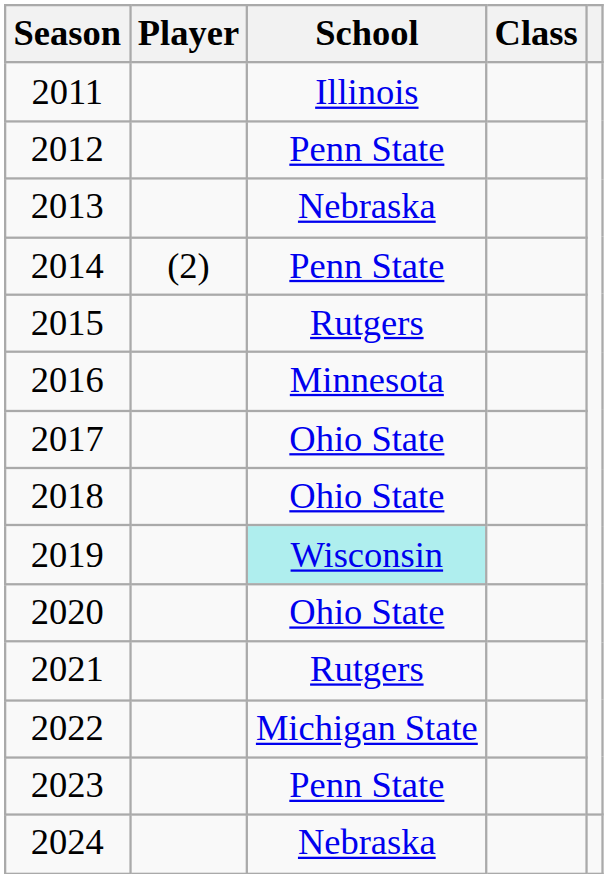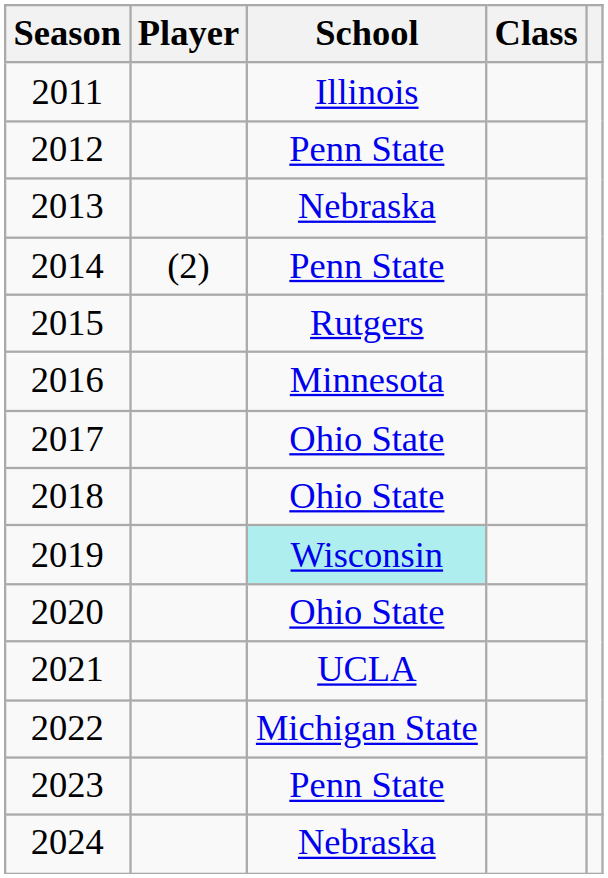(367, 669) Rutgers -> (367, 669) UCLA
